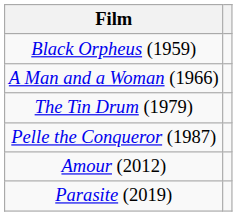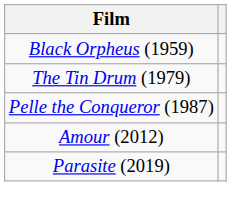- row: (114, 78)
